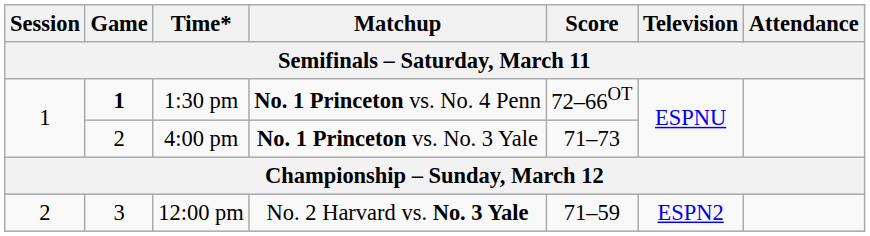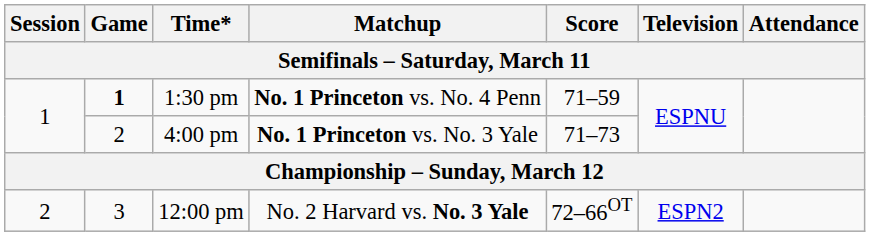(592, 99) 72–66OT -> (592, 97) 71–59
(592, 213) 71–59 -> (592, 210) 72–66OT
